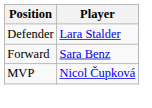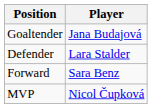+ row: (35, 34)
